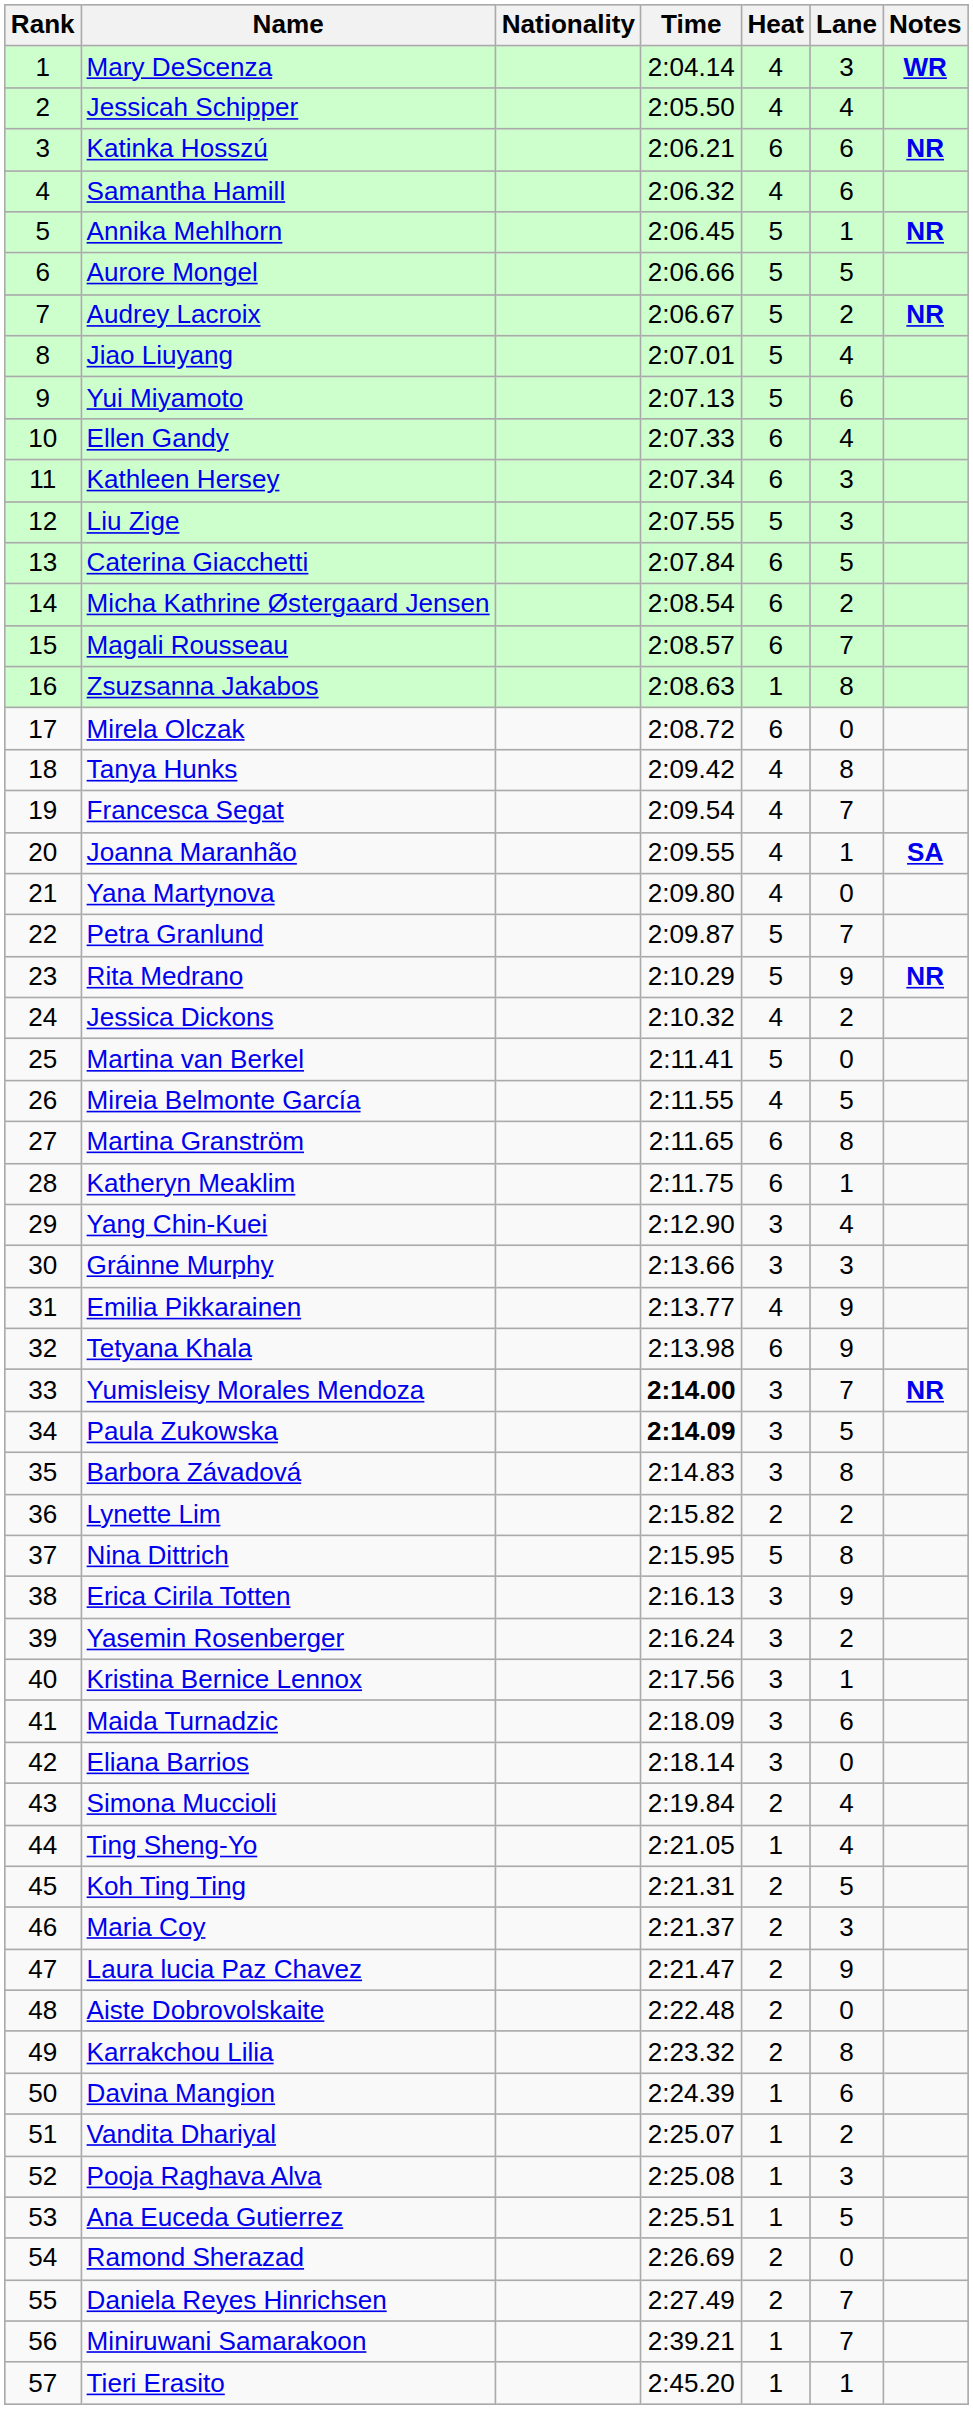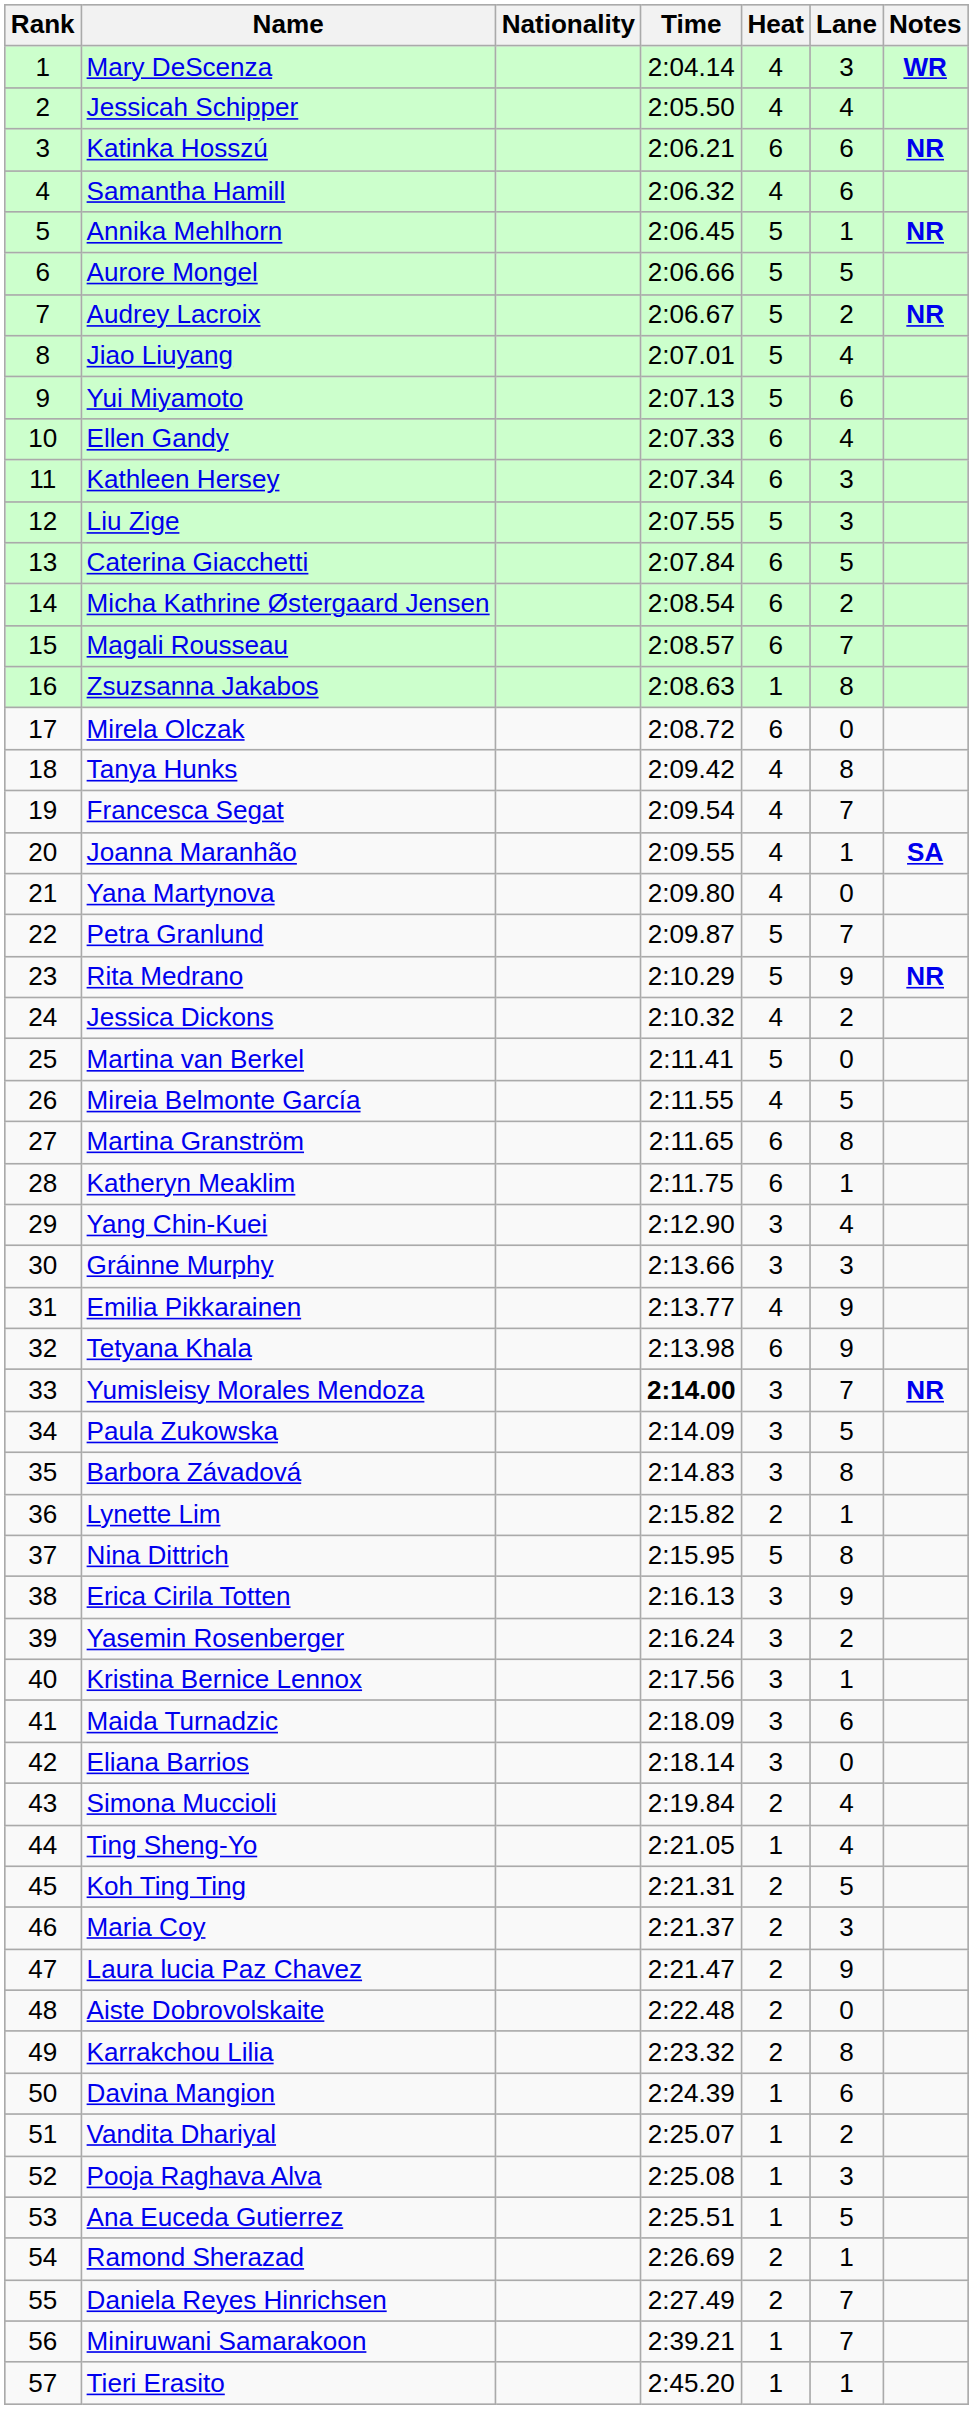(691, 1431) bold -> (691, 1431) normal
(846, 1514) 2 -> (846, 1514) 1
(846, 2258) 0 -> (846, 2258) 1
